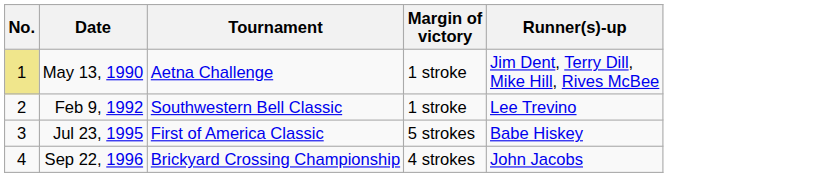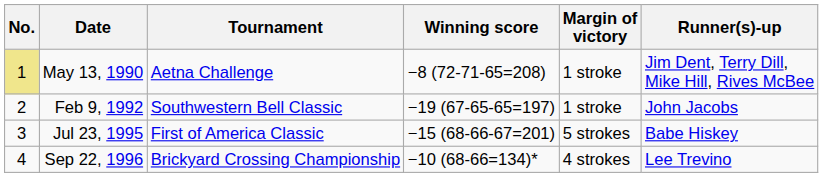+ column: (481, 27)
(533, 107) Lee Trevino -> (691, 107) John Jacobs
(536, 160) John Jacobs -> (688, 160) Lee Trevino
